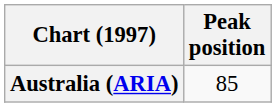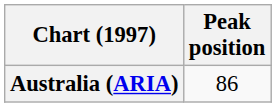(227, 83) 85 -> (227, 83) 86
